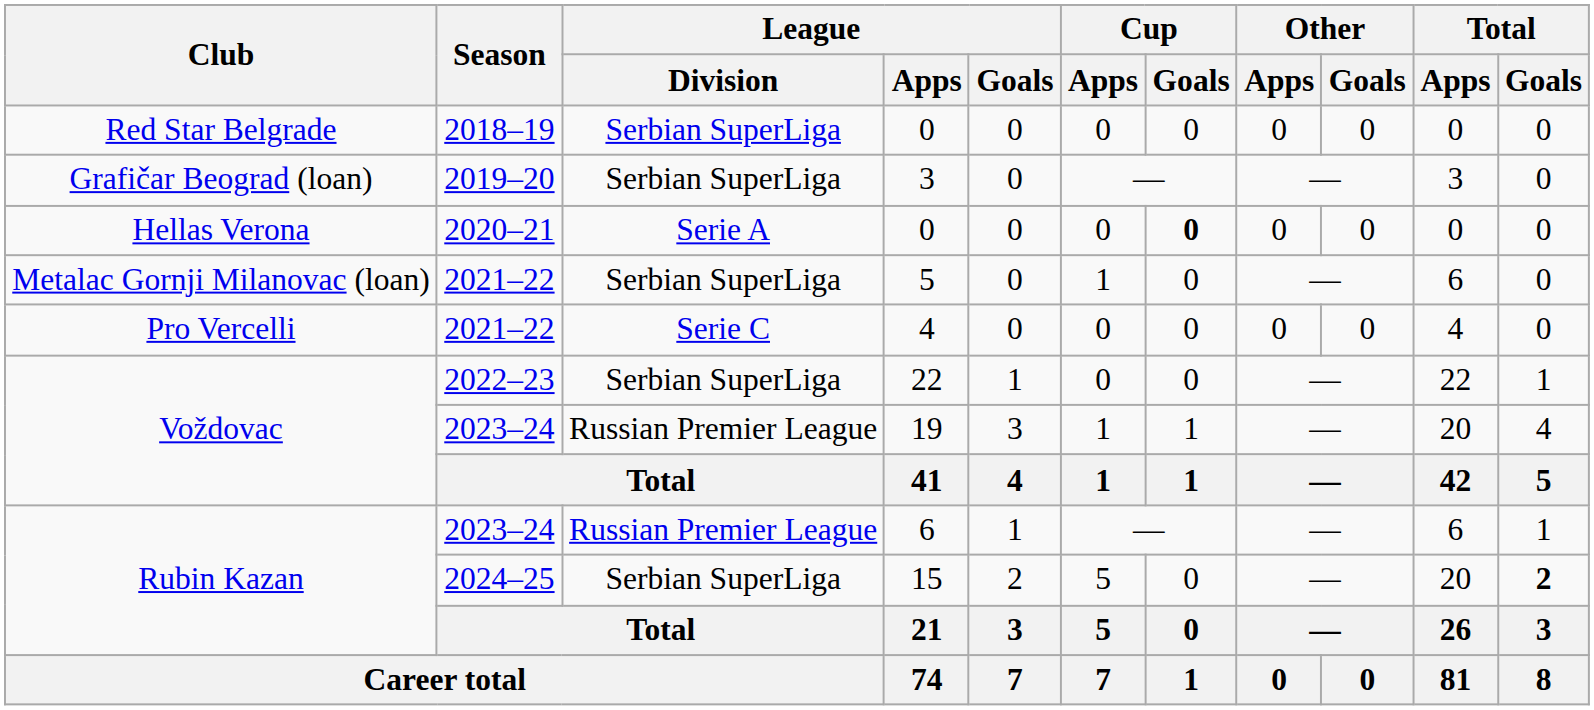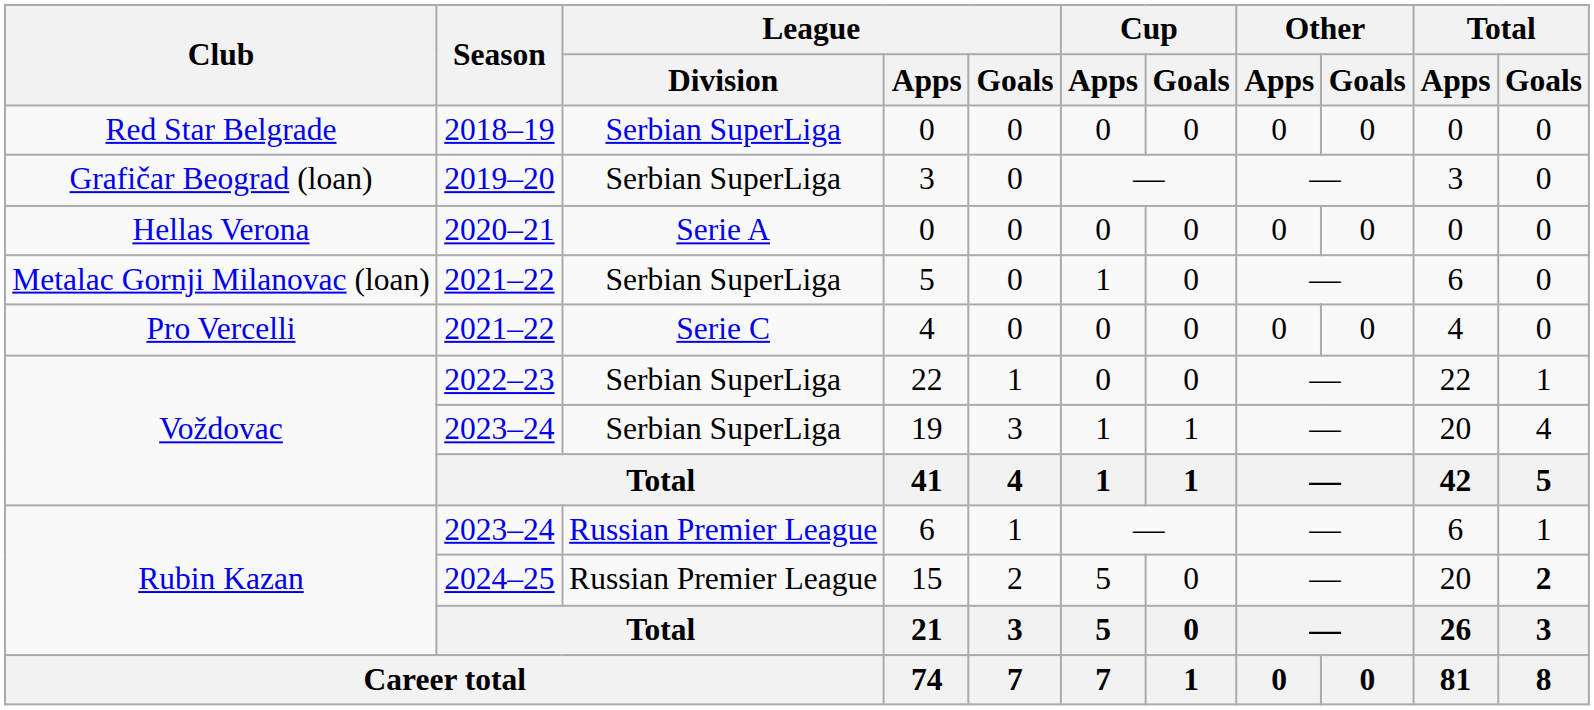(1191, 229) bold -> (1191, 229) normal
(723, 429) Russian Premier League -> (723, 429) Serbian SuperLiga
(723, 579) Serbian SuperLiga -> (723, 579) Russian Premier League
